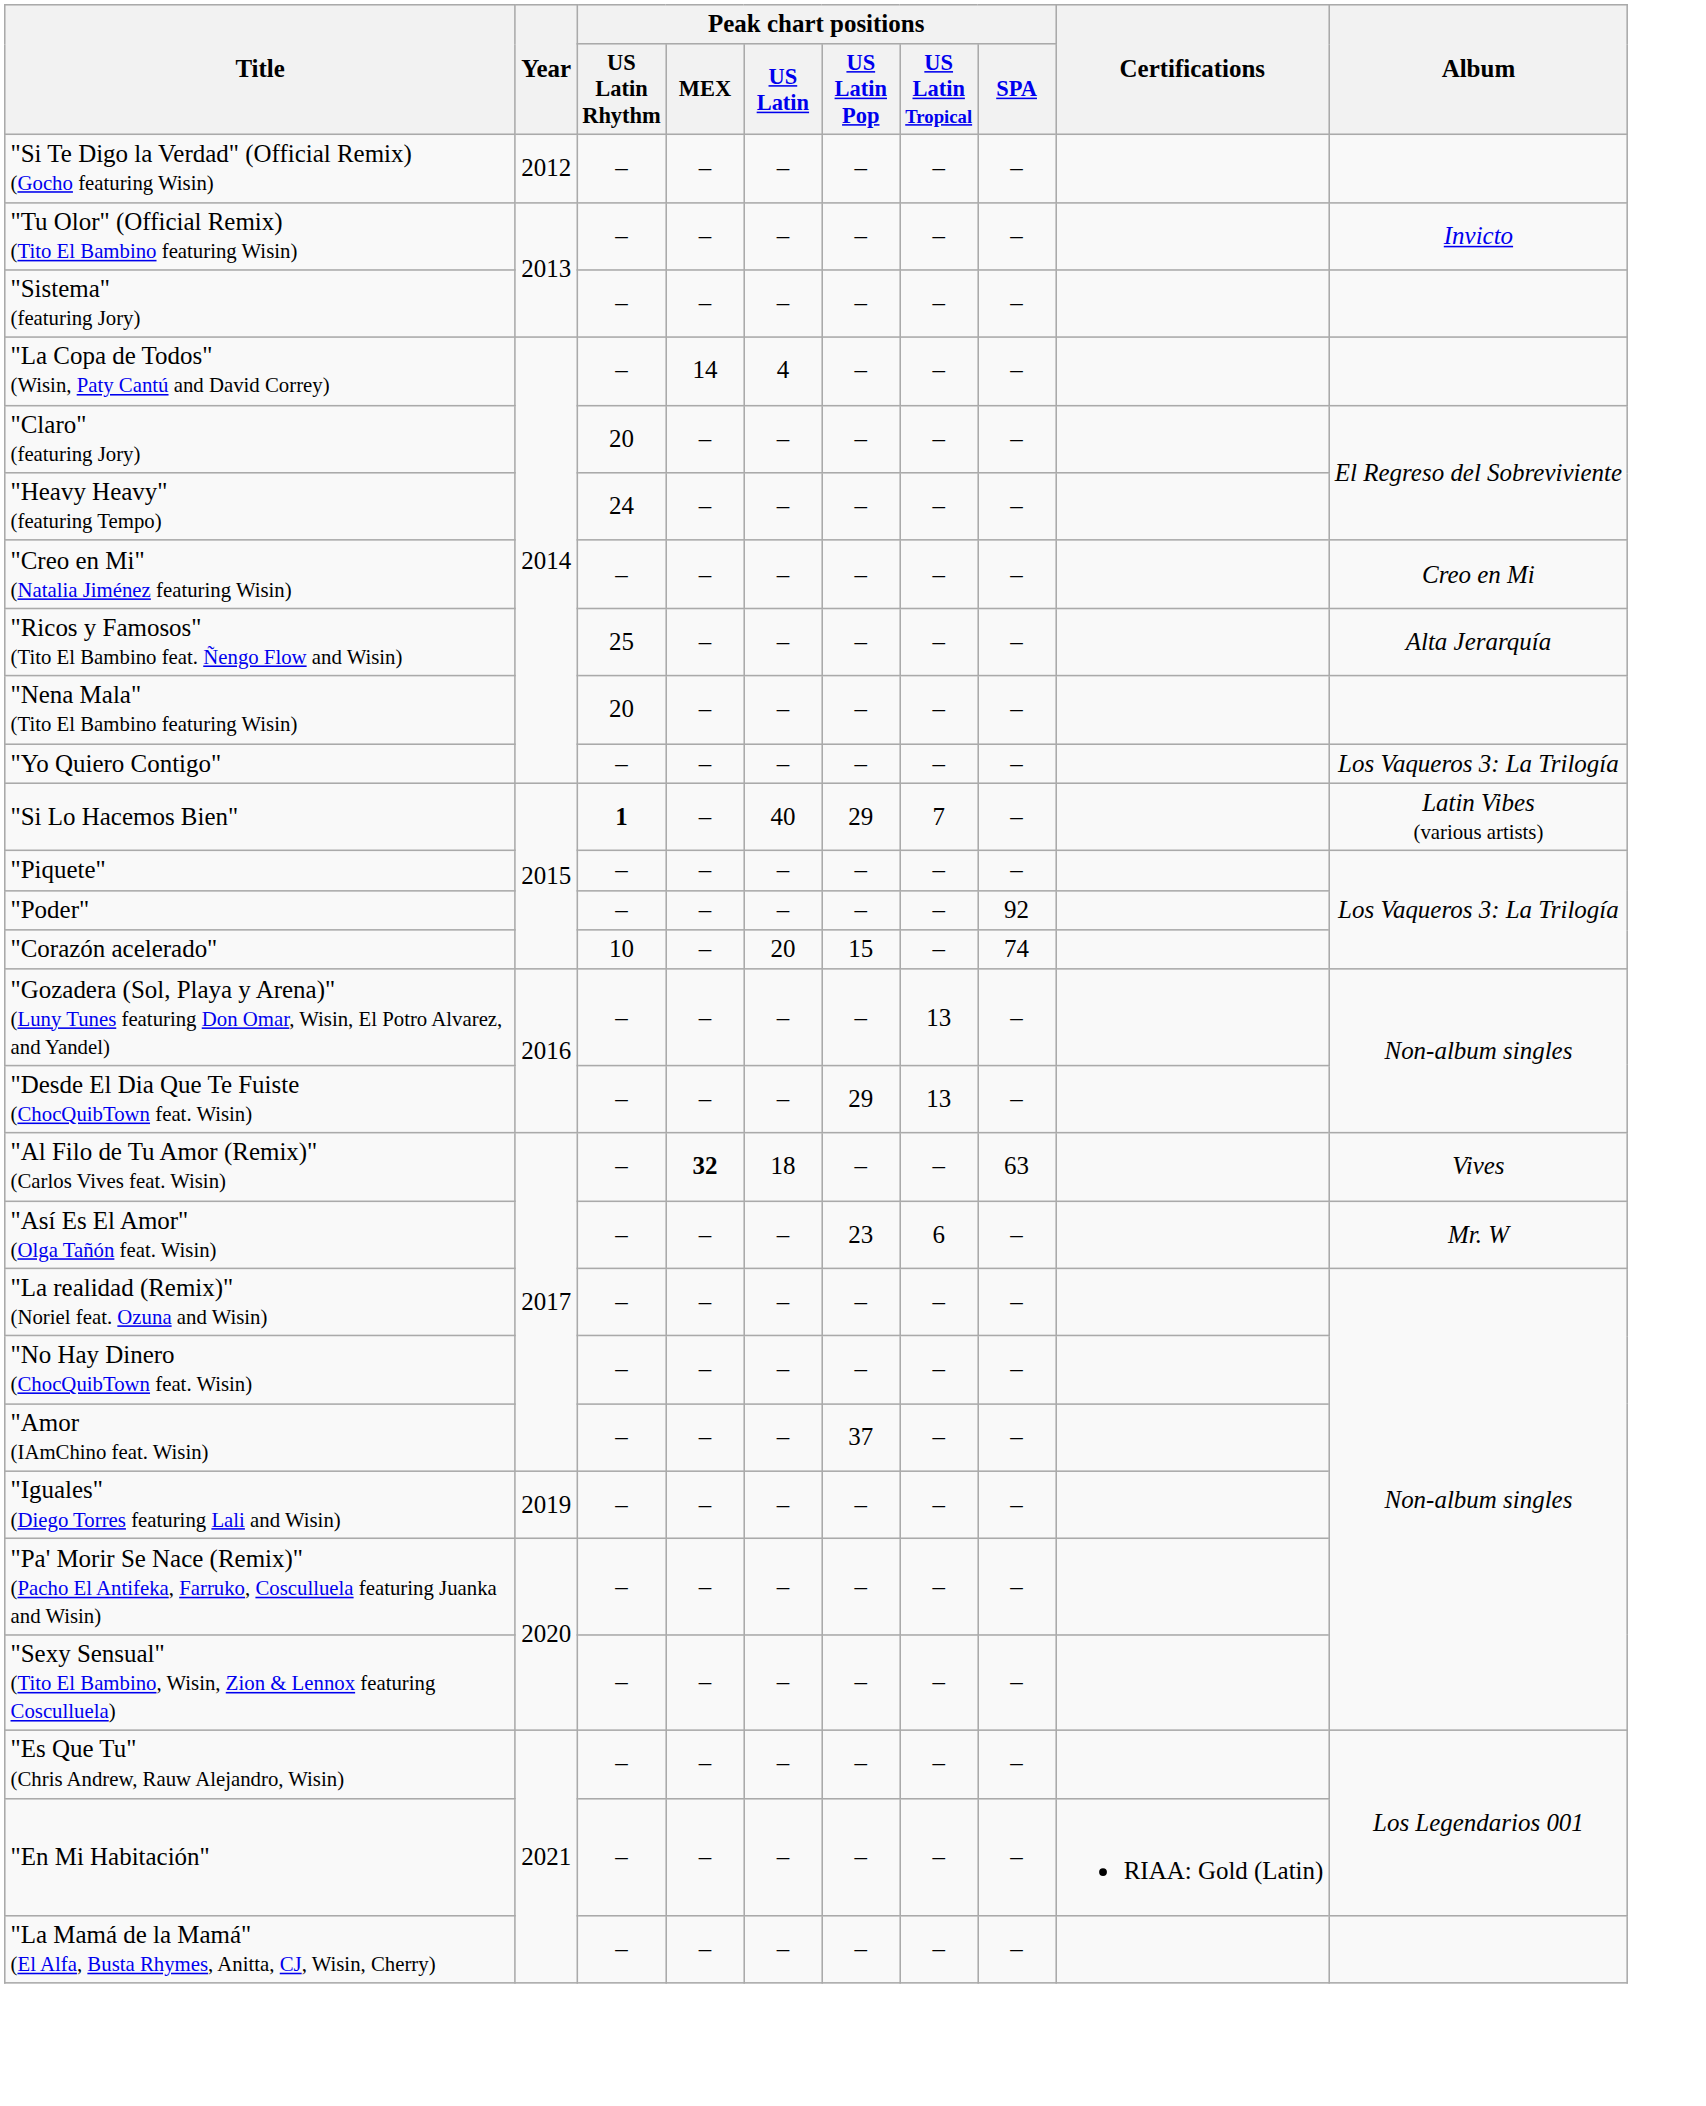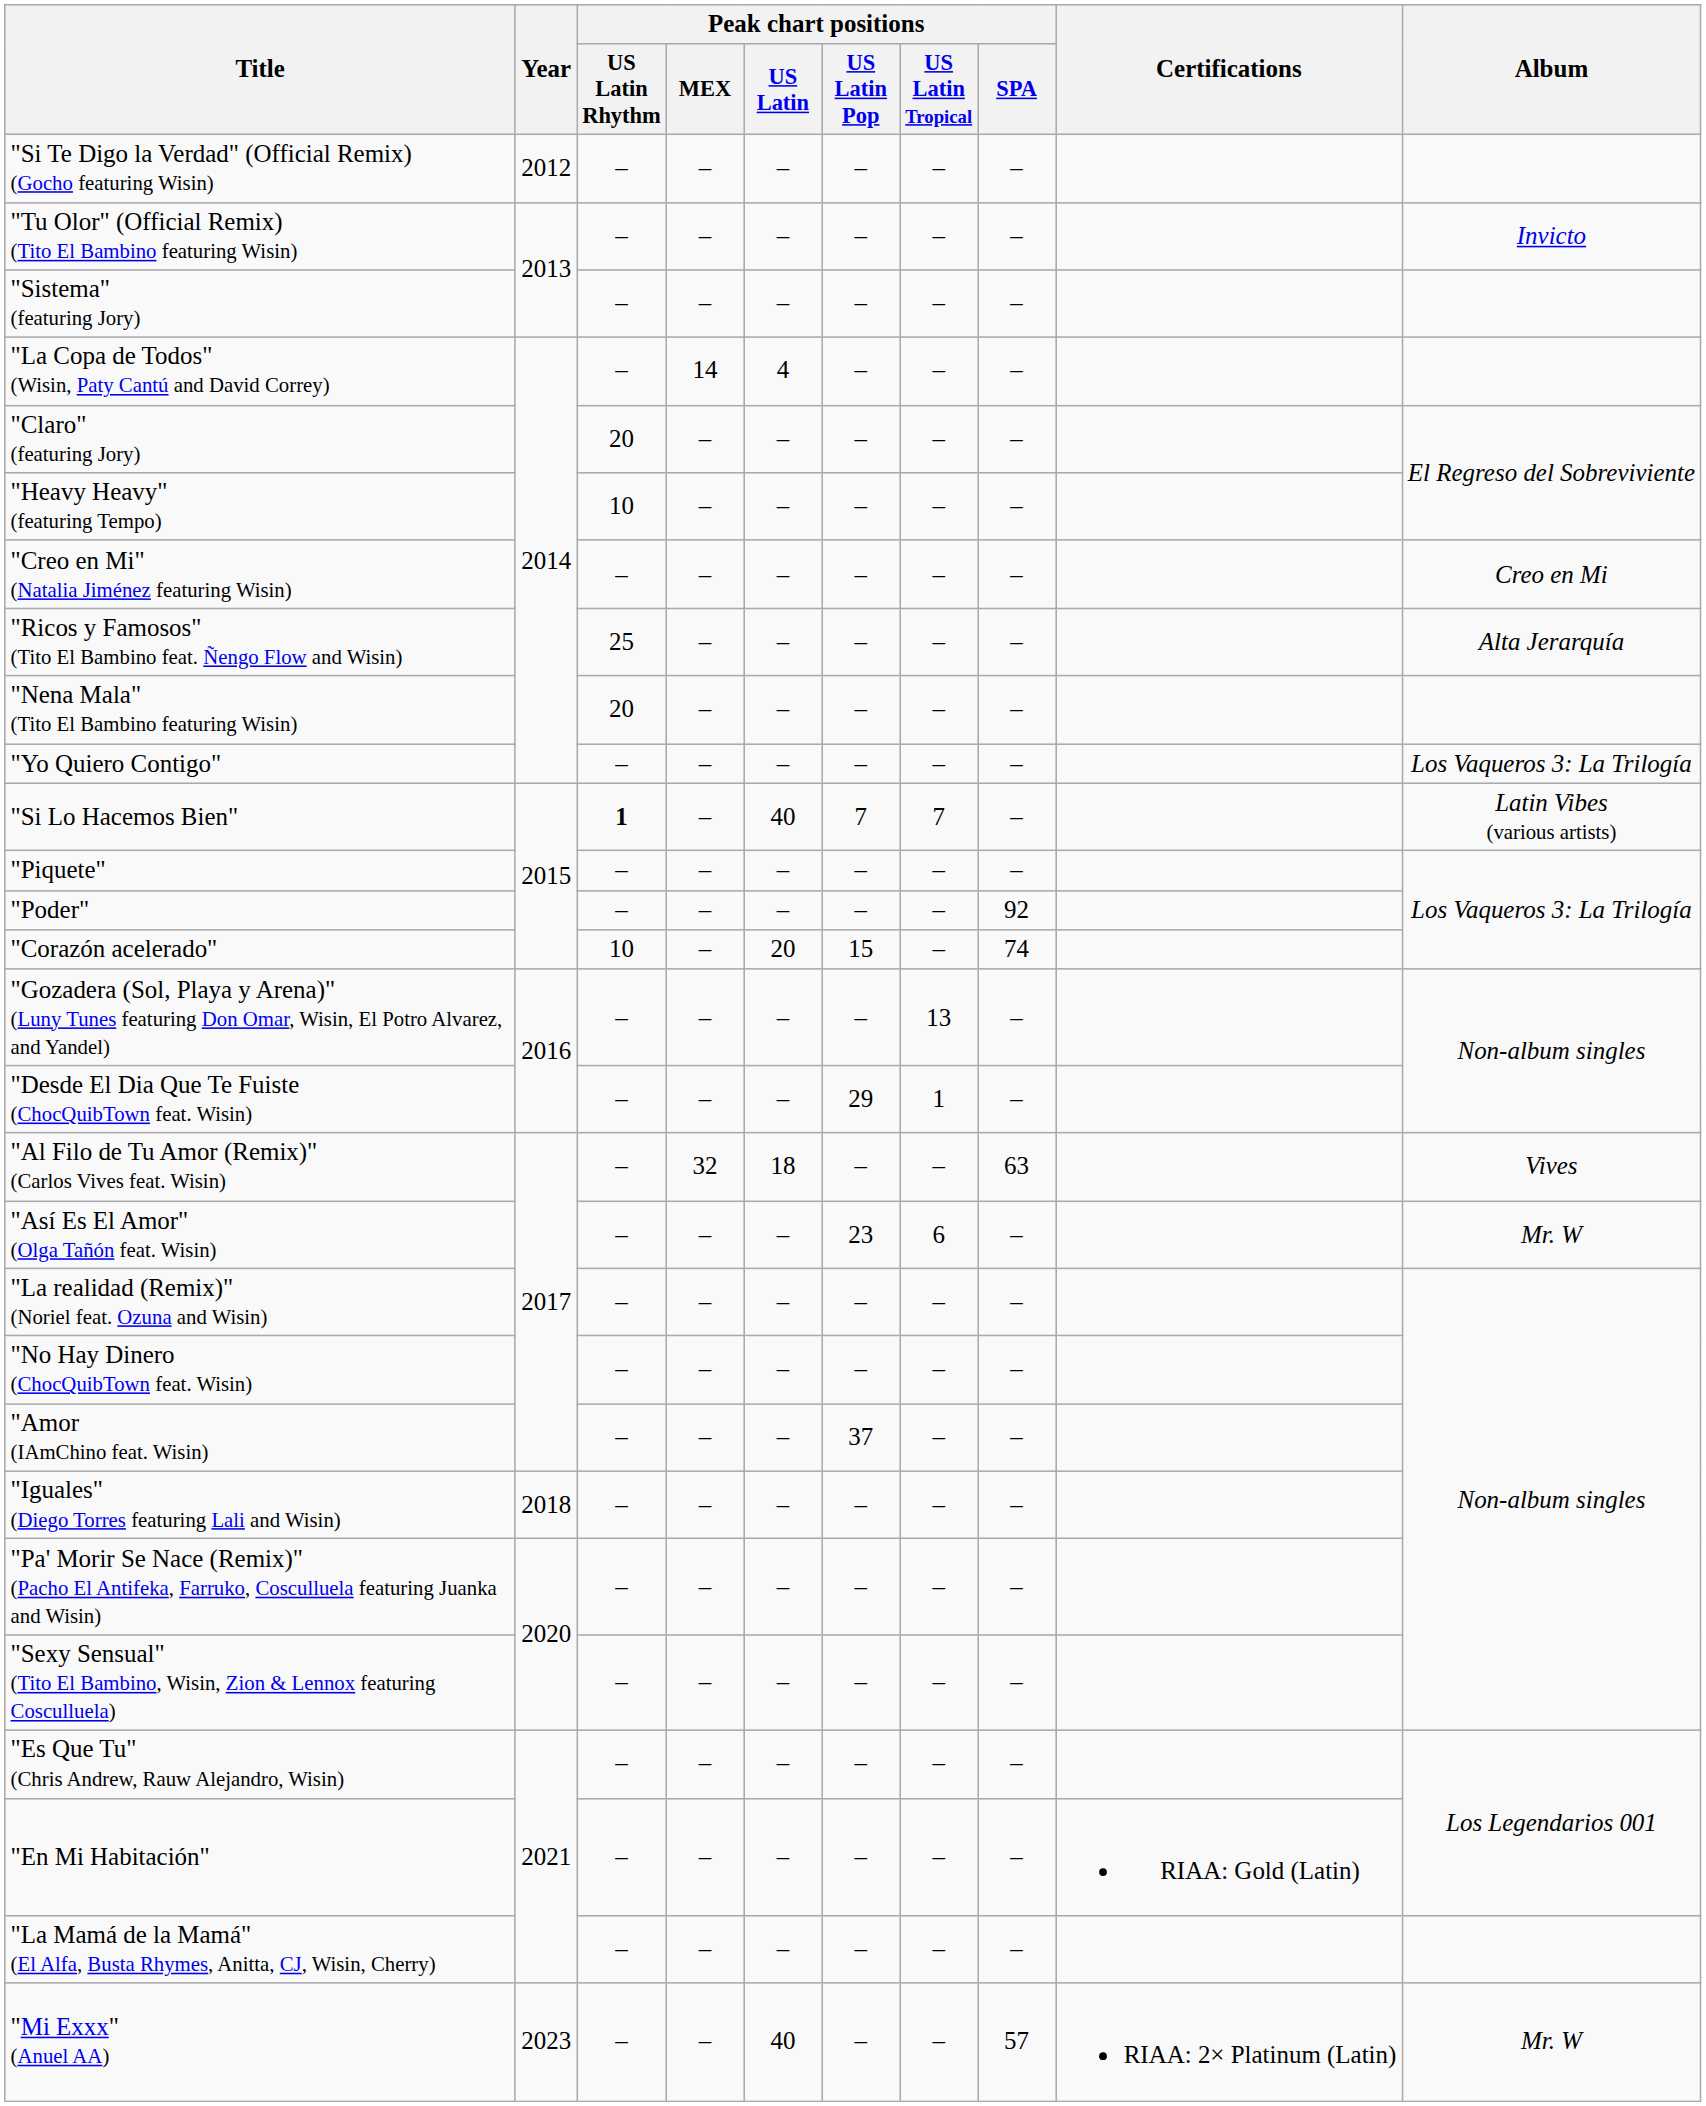(621, 506) 24 -> (621, 506) 10
(861, 816) 29 -> (861, 816) 7
(939, 1098) 13 -> (939, 1098) 1
(705, 1166) bold -> (705, 1166) normal
(546, 1504) 2019 -> (546, 1504) 2018
+ row: (65, 2041)
